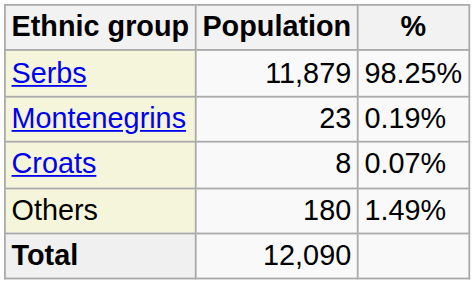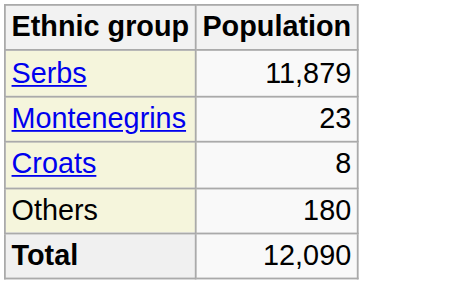- column: (413, 27)
